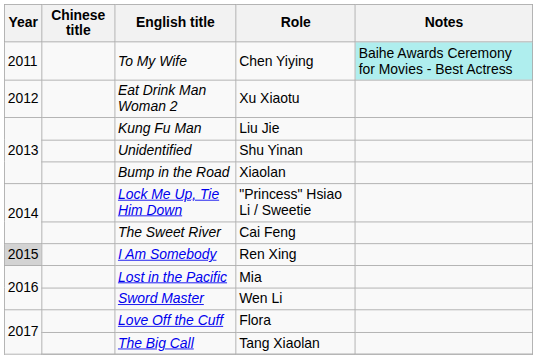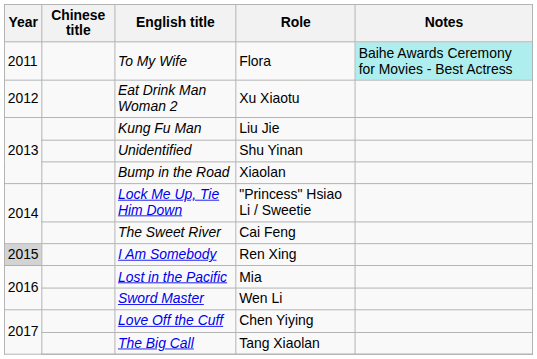(276, 61) Chen Yiying -> (255, 61) Flora
(255, 321) Flora -> (276, 321) Chen Yiying
